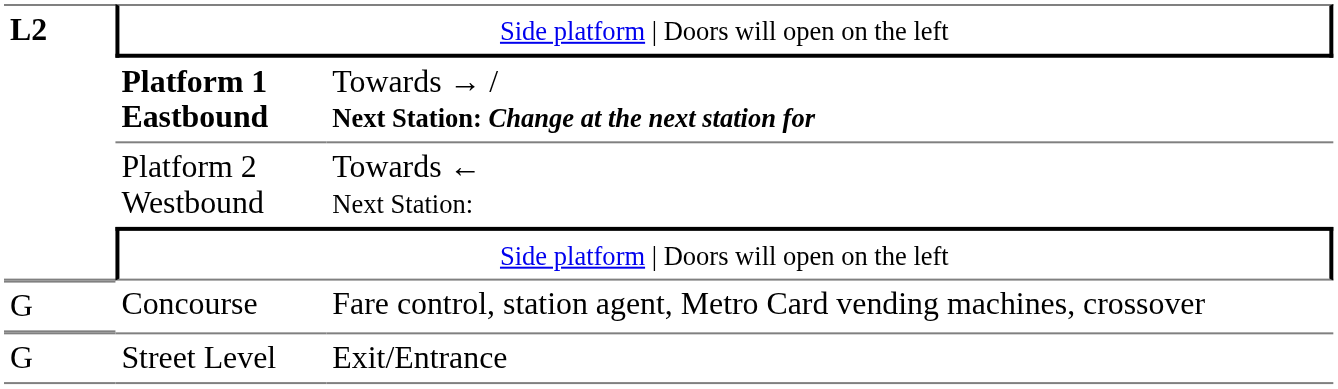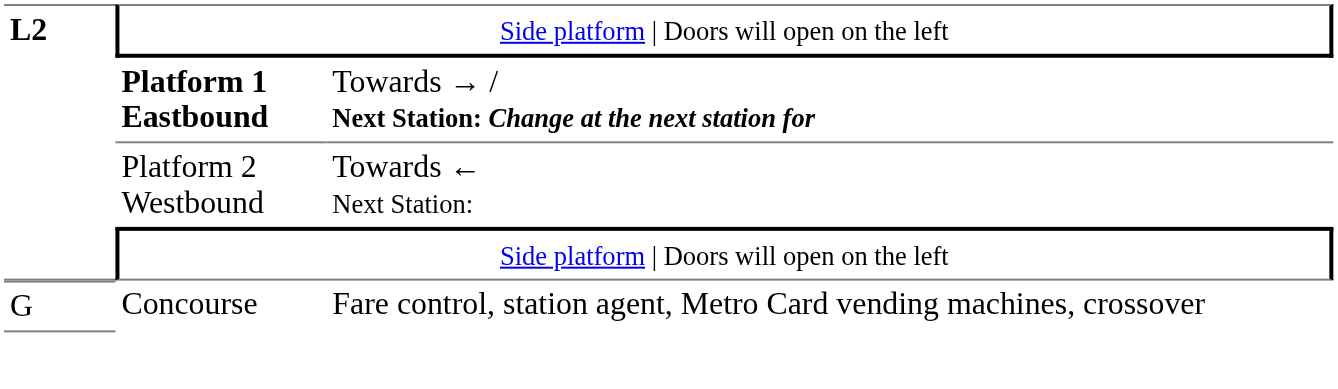- row: (199, 357)
